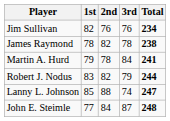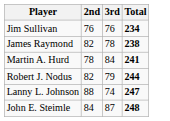- column: (90, 12)
